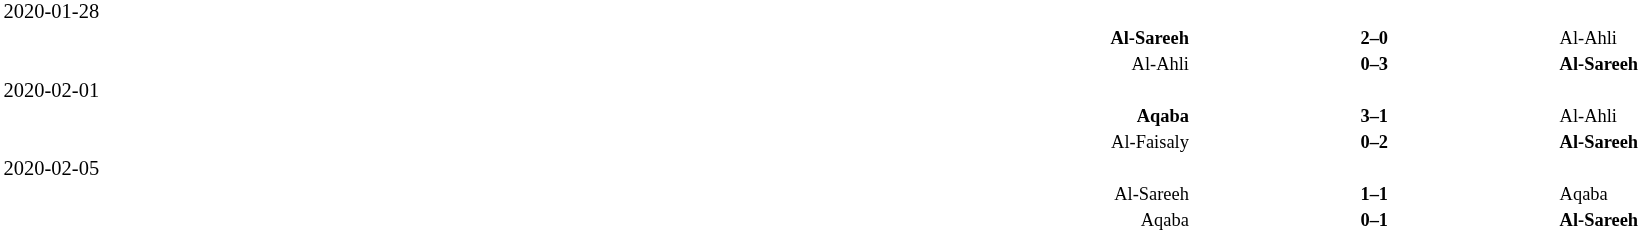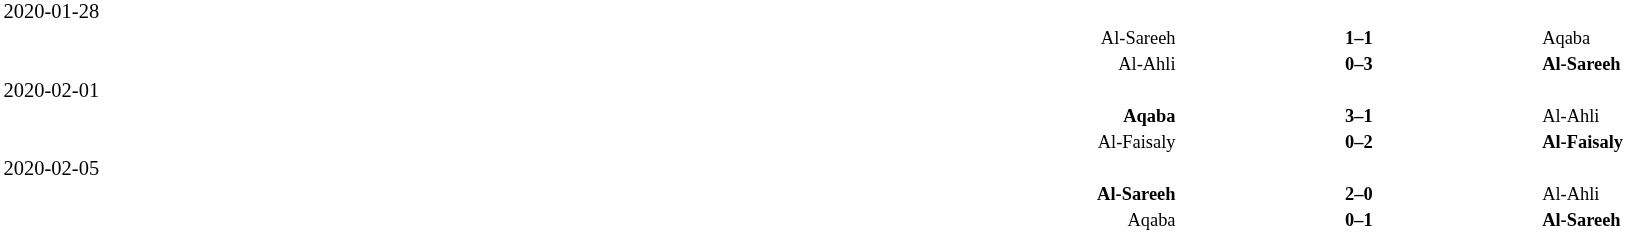rows swapped: (1152, 194) <-> (1150, 38)
(1599, 141) Al-Sareeh -> (1583, 141) Al-Faisaly
